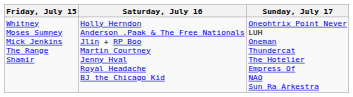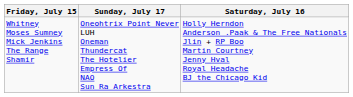columns swapped: (162, 11) <-> (298, 11)
